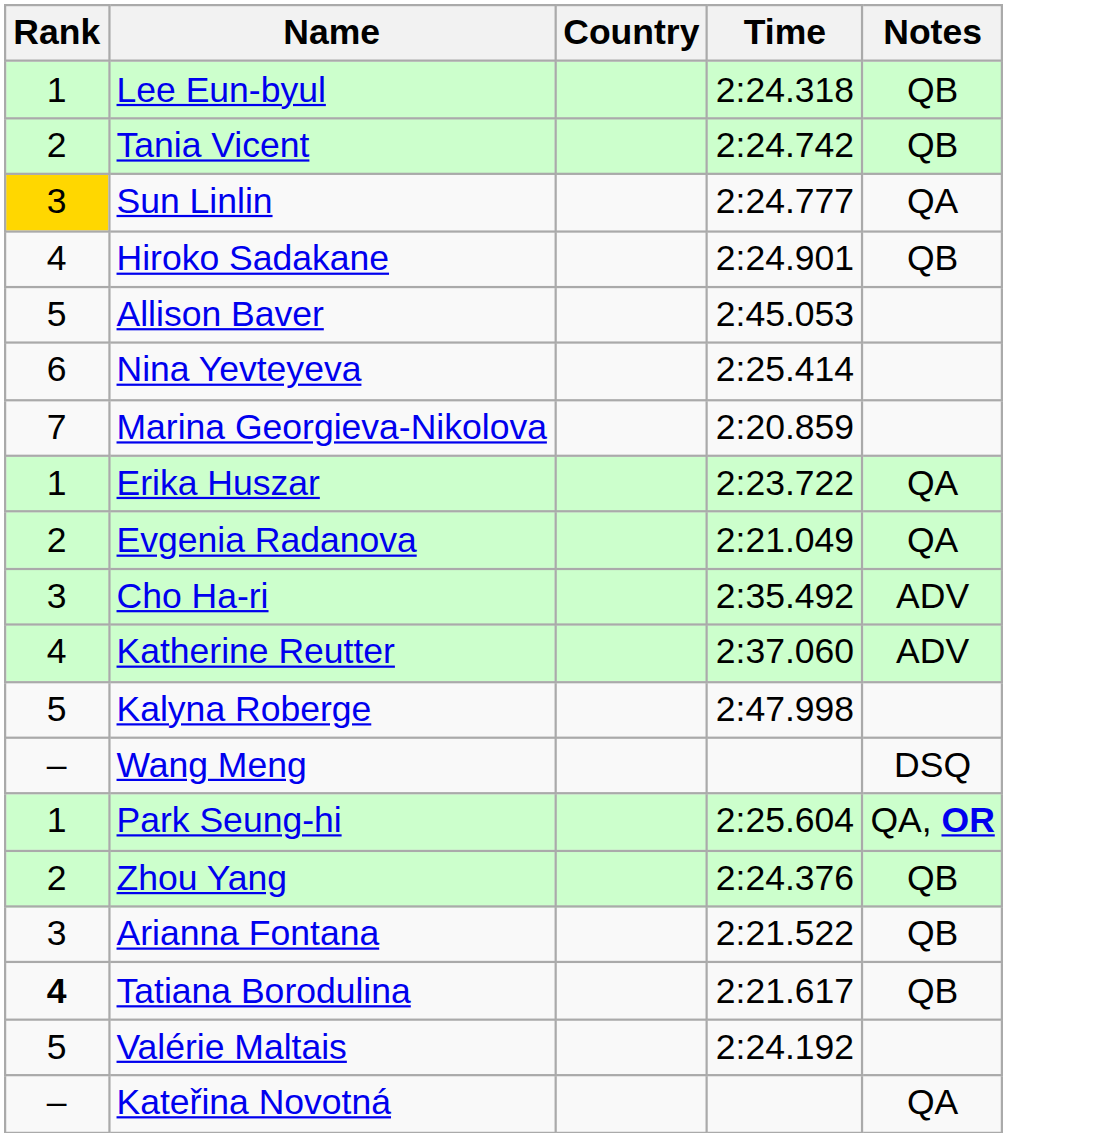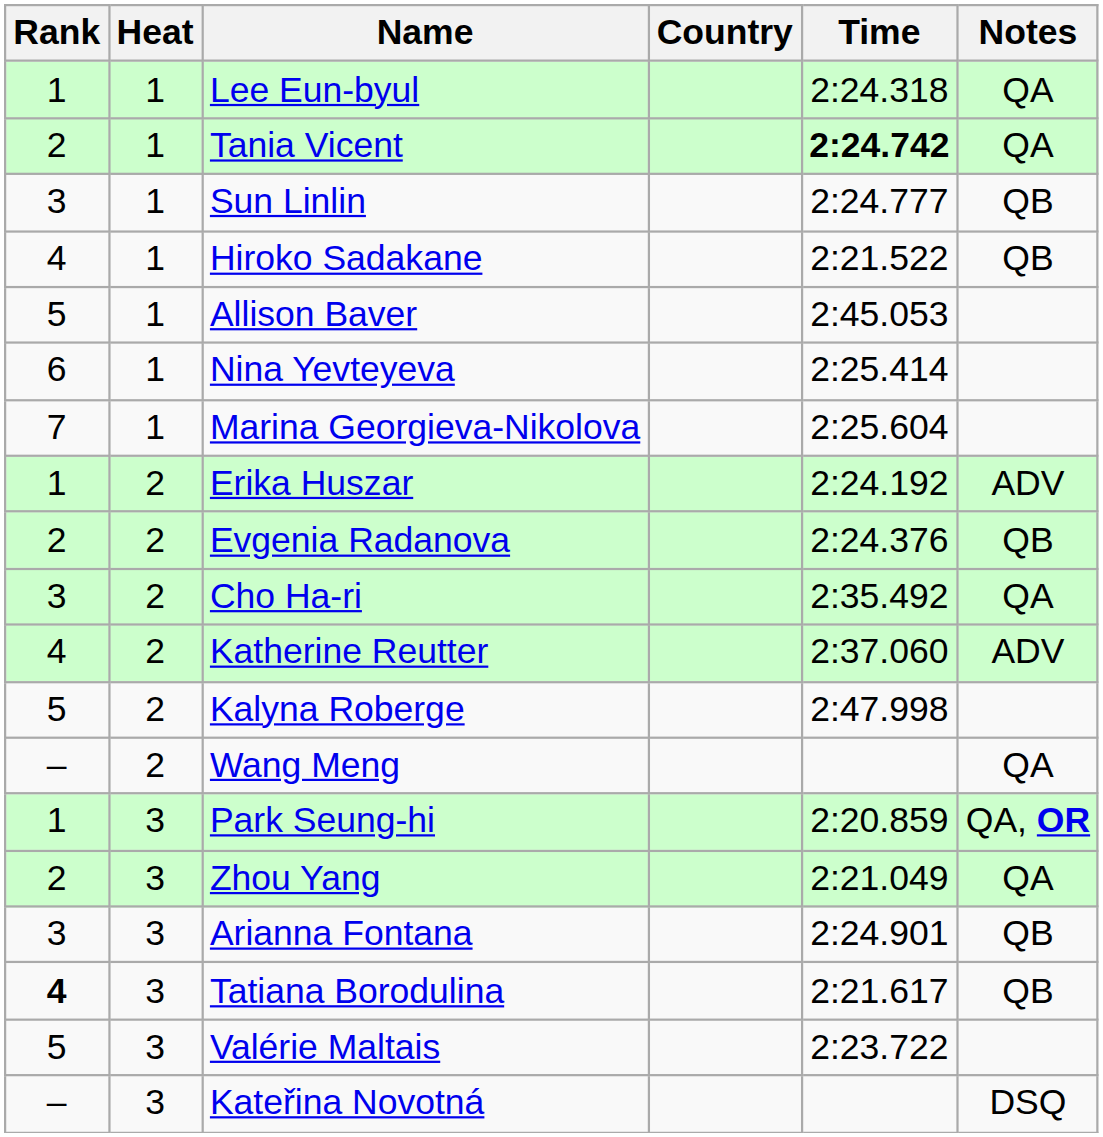+ column: (155, 32)
(933, 88) QB -> (1028, 88) QA
(785, 145) normal -> (879, 145) bold
(933, 145) QB -> (1028, 145) QA
(57, 201) gold background -> (57, 201) no background
(933, 201) QA -> (1028, 201) QB
(785, 257) 2:24.901 -> (879, 257) 2:21.522
(785, 426) 2:20.859 -> (879, 426) 2:25.604
(785, 483) 2:23.722 -> (879, 483) 2:24.192
(933, 483) QA -> (1028, 483) ADV
(785, 539) 2:21.049 -> (879, 539) 2:24.376
(933, 539) QA -> (1028, 539) QB
(933, 595) ADV -> (1028, 595) QA
(933, 764) DSQ -> (1028, 764) QA
(785, 821) 2:25.604 -> (879, 821) 2:20.859
(785, 877) 2:24.376 -> (879, 877) 2:21.049
(933, 877) QB -> (1028, 877) QA
(785, 933) 2:21.522 -> (879, 933) 2:24.901
(785, 1046) 2:24.192 -> (879, 1046) 2:23.722
(933, 1102) QA -> (1028, 1102) DSQ
